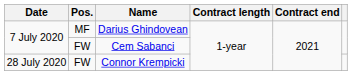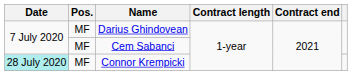(82, 46) FW -> (82, 46) MF
(37, 63) no background -> (37, 63) paleturquoise background
(82, 63) FW -> (82, 63) MF
